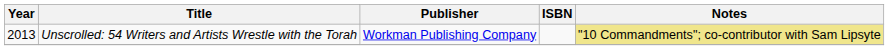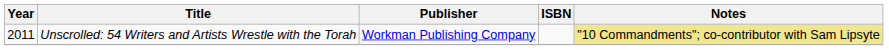(21, 34) 2013 -> (21, 34) 2011
